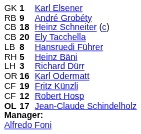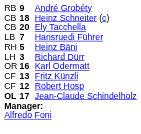- row: (59, 8)
(22, 47) 8 -> (22, 37) 7
(24, 86) 19 -> (24, 76) 13
